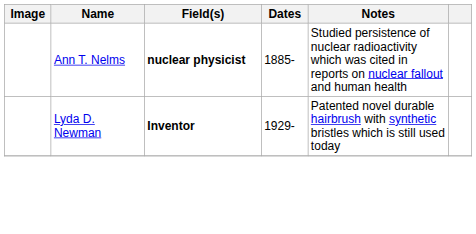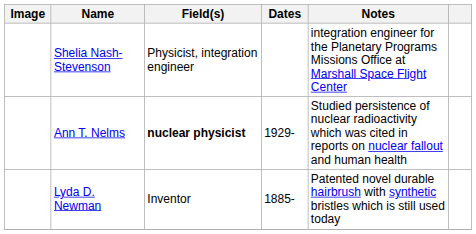+ row: (88, 60)
(279, 60) 1885- -> (279, 133) 1929-
(171, 126) bold -> (169, 199) normal
(279, 126) 1929- -> (279, 199) 1885-
